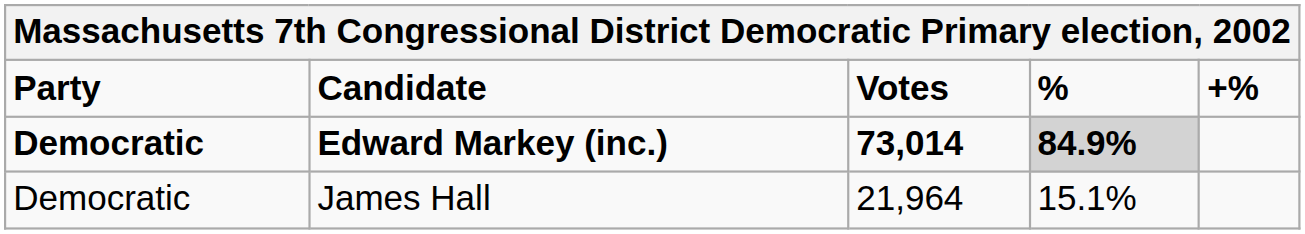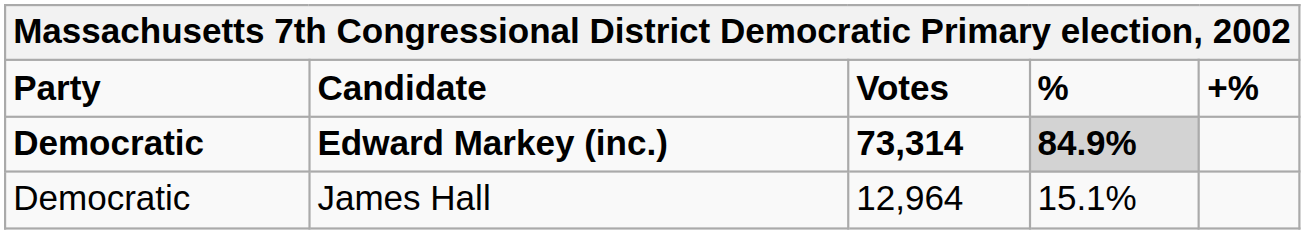(910, 143) 73,014 -> (910, 143) 73,314
(910, 198) 21,964 -> (910, 198) 12,964
